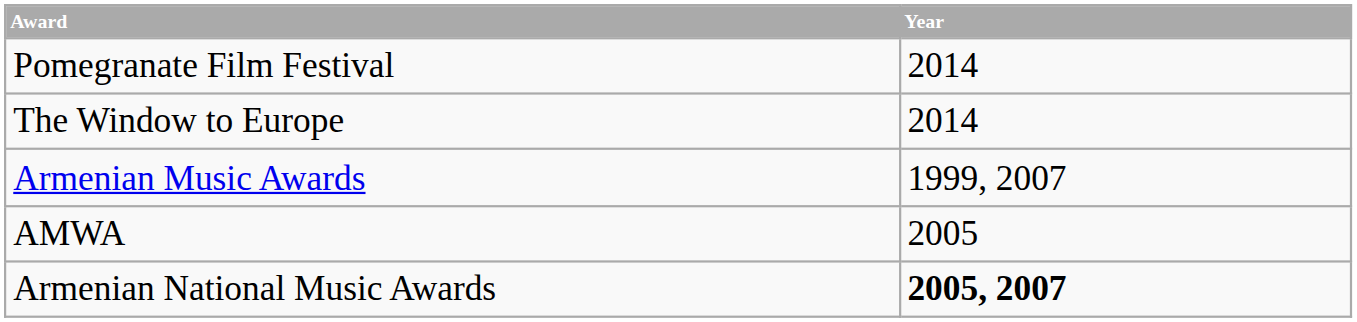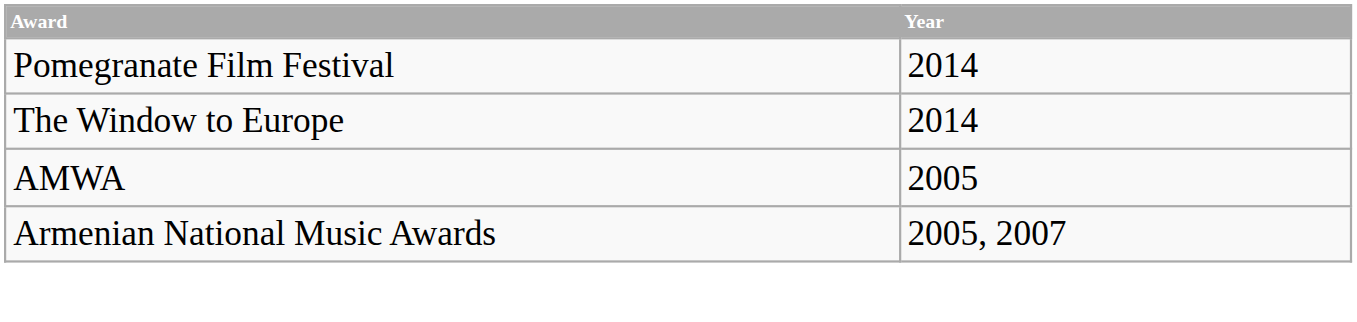- row: (189, 176)
(987, 289) bold -> (987, 233) normal
